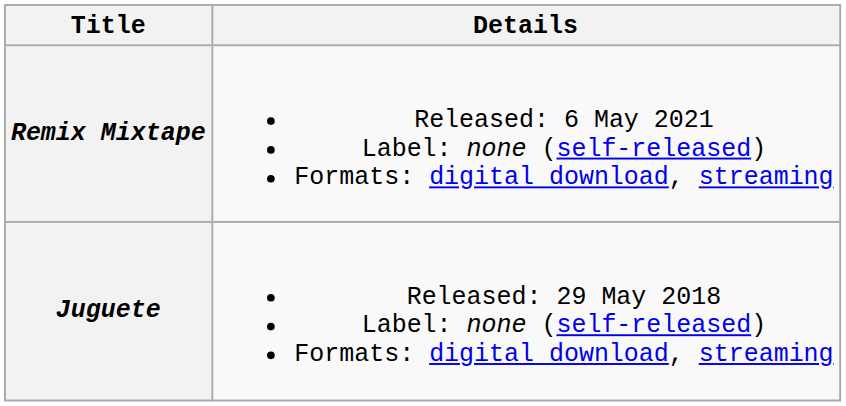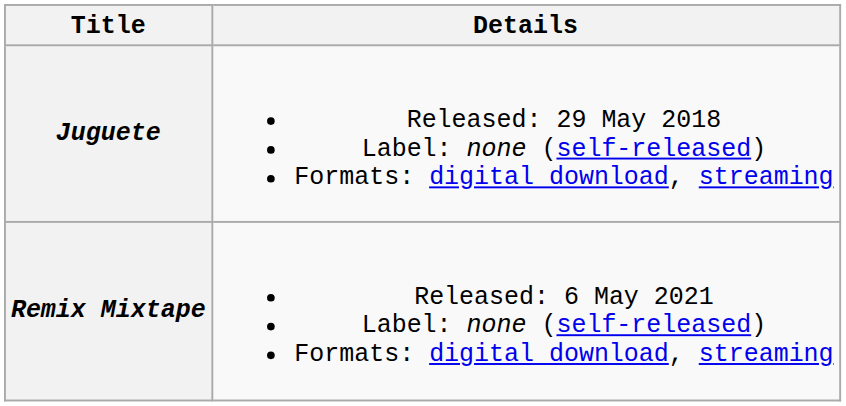rows swapped: (108, 311) <-> (108, 134)
